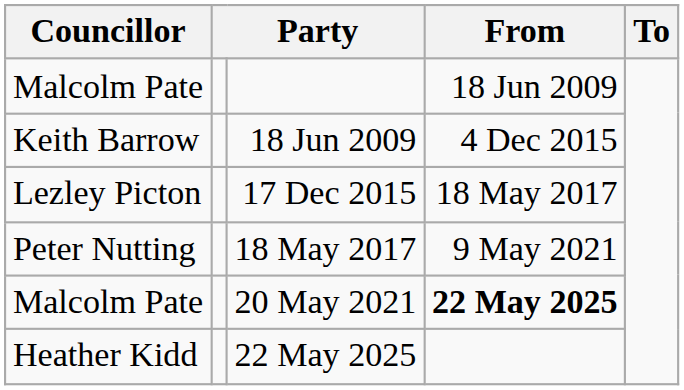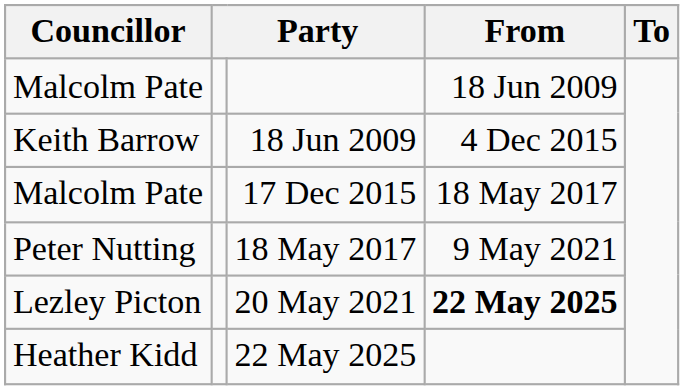(107, 193) Lezley Picton -> (108, 193) Malcolm Pate
(108, 301) Malcolm Pate -> (107, 301) Lezley Picton
